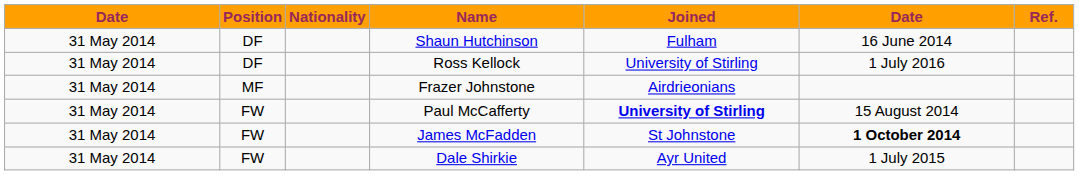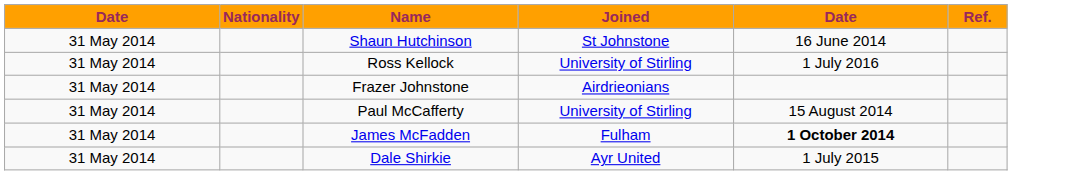- column: (253, 17)
(692, 40) Fulham -> (626, 40) St Johnstone
(692, 111) bold -> (626, 111) normal
(692, 135) St Johnstone -> (626, 135) Fulham
